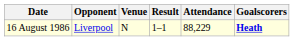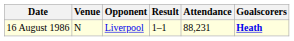columns swapped: (95, 12) <-> (134, 12)
(197, 28) 88,229 -> (197, 28) 88,231
